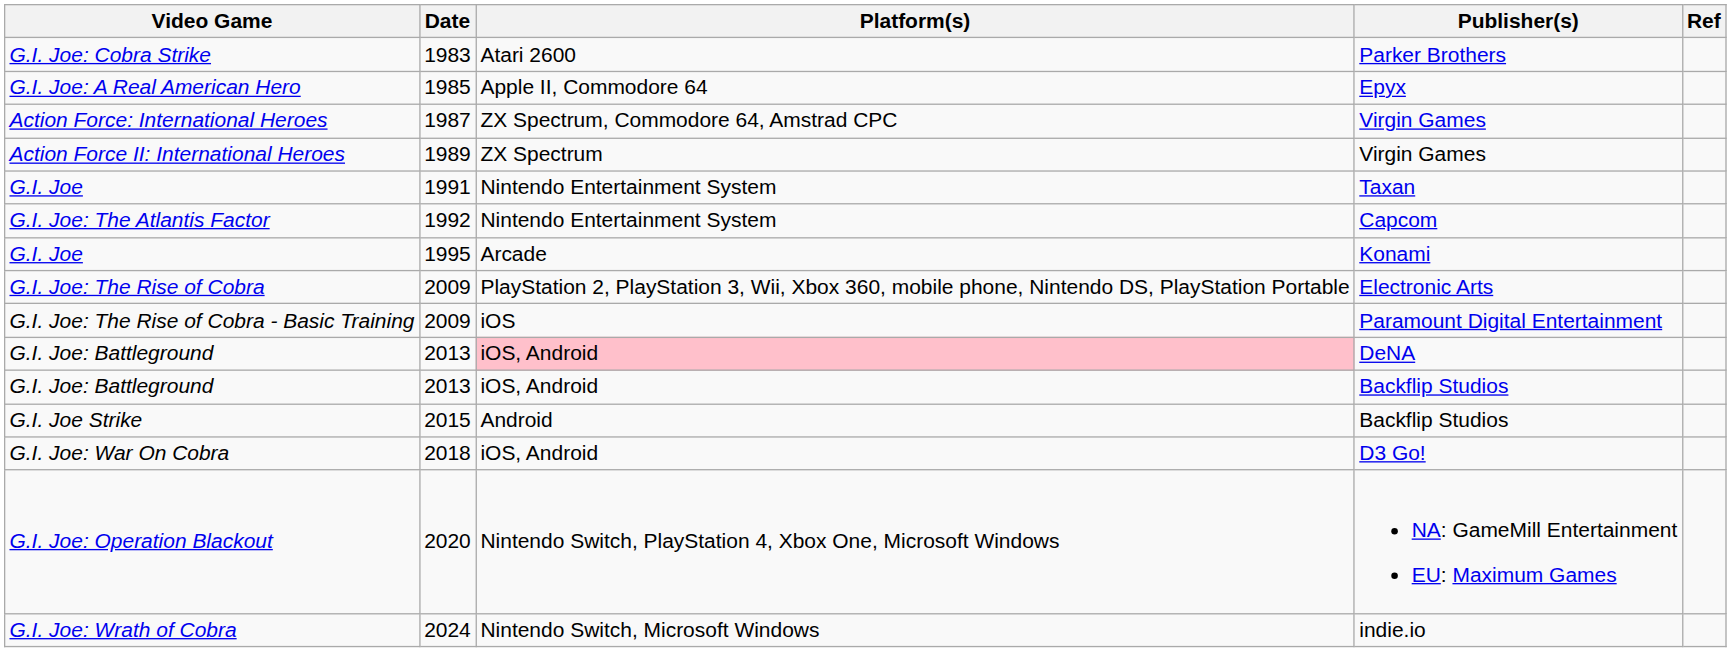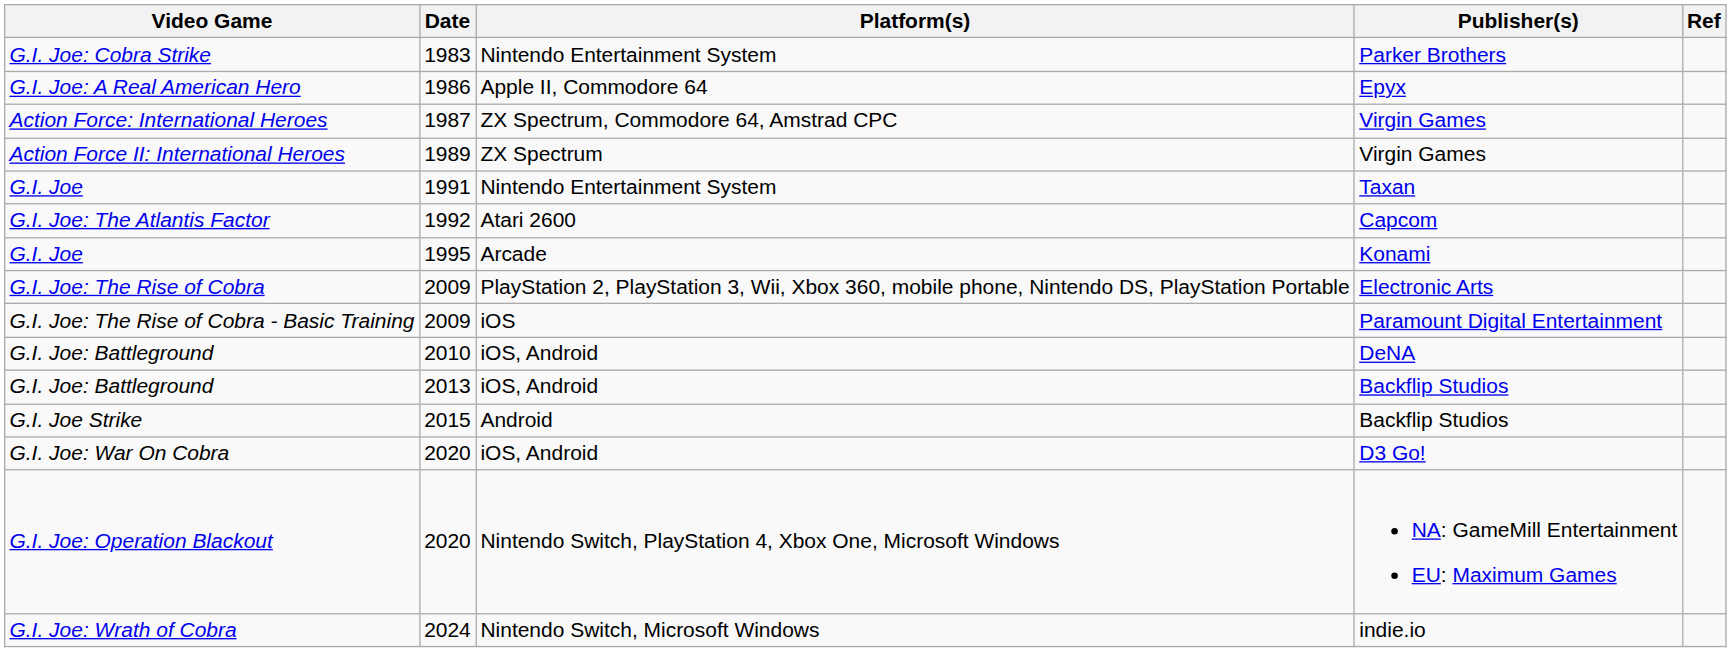(528, 54) Atari 2600 -> (628, 54) Nintendo Entertainment System
(447, 87) 1985 -> (447, 87) 1986
(628, 220) Nintendo Entertainment System -> (528, 220) Atari 2600
(447, 353) 2013 -> (447, 353) 2010
(539, 353) pink background -> (539, 353) no background
(447, 453) 2018 -> (447, 453) 2020
